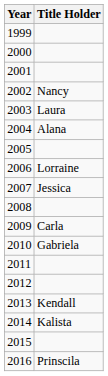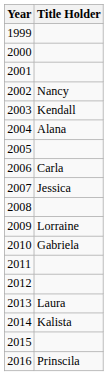(51, 110) Laura -> (56, 110) Kendall
(58, 168) Lorraine -> (50, 168) Carla
(50, 226) Carla -> (58, 226) Lorraine
(56, 303) Kendall -> (51, 303) Laura
